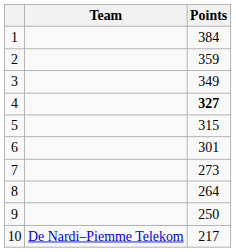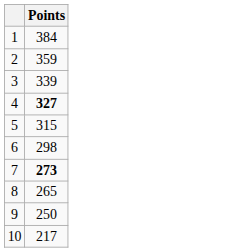- column: (106, 15)
(209, 81) 349 -> (47, 81) 339
(209, 147) 301 -> (47, 147) 298
(209, 170) normal -> (47, 170) bold
(209, 192) 264 -> (47, 192) 265
